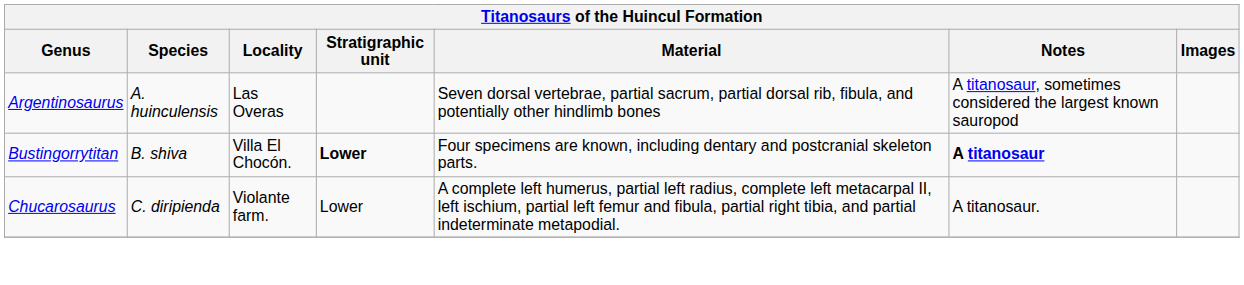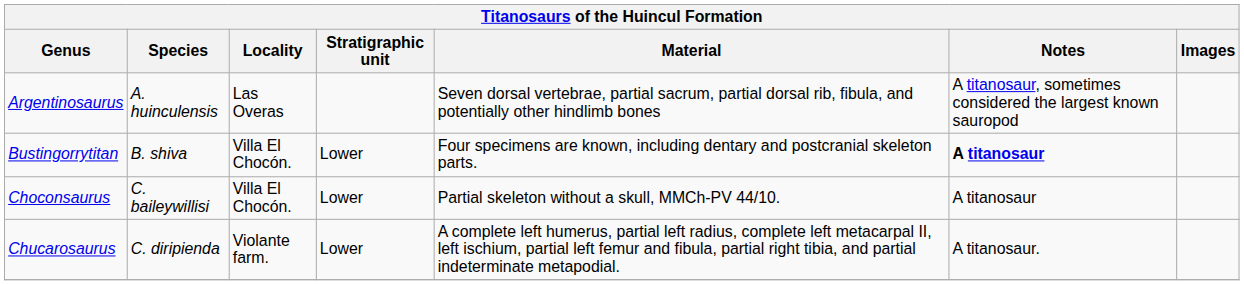(343, 154) bold -> (341, 154) normal
+ row: (59, 197)
